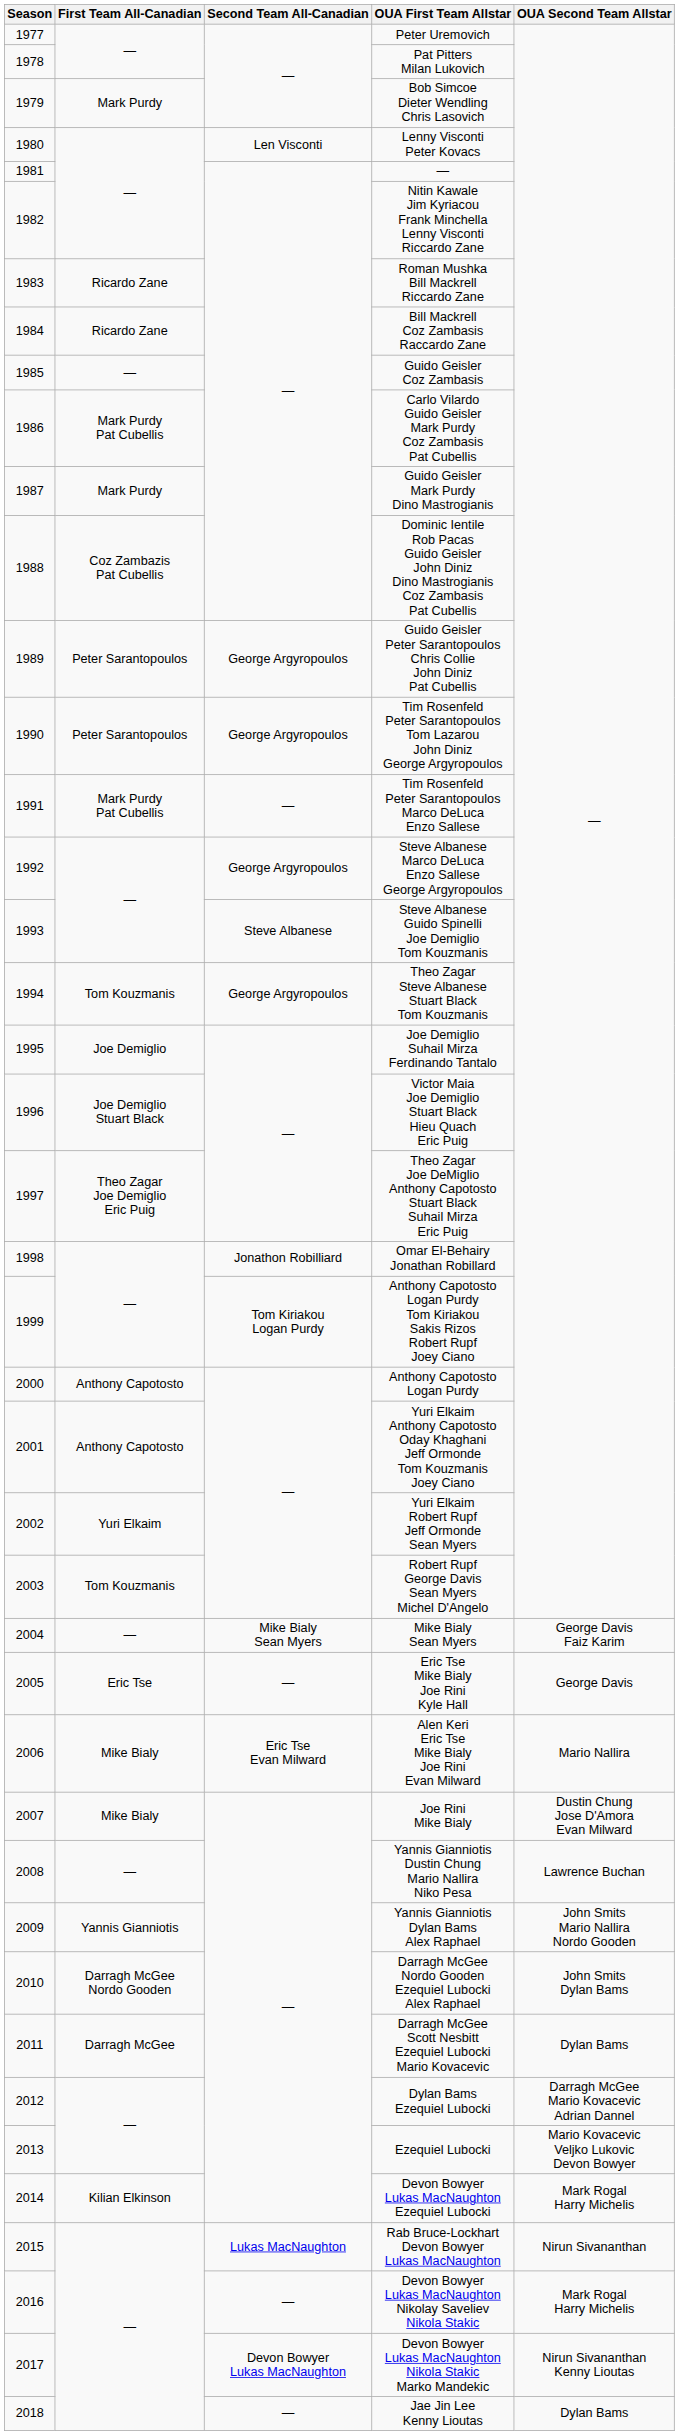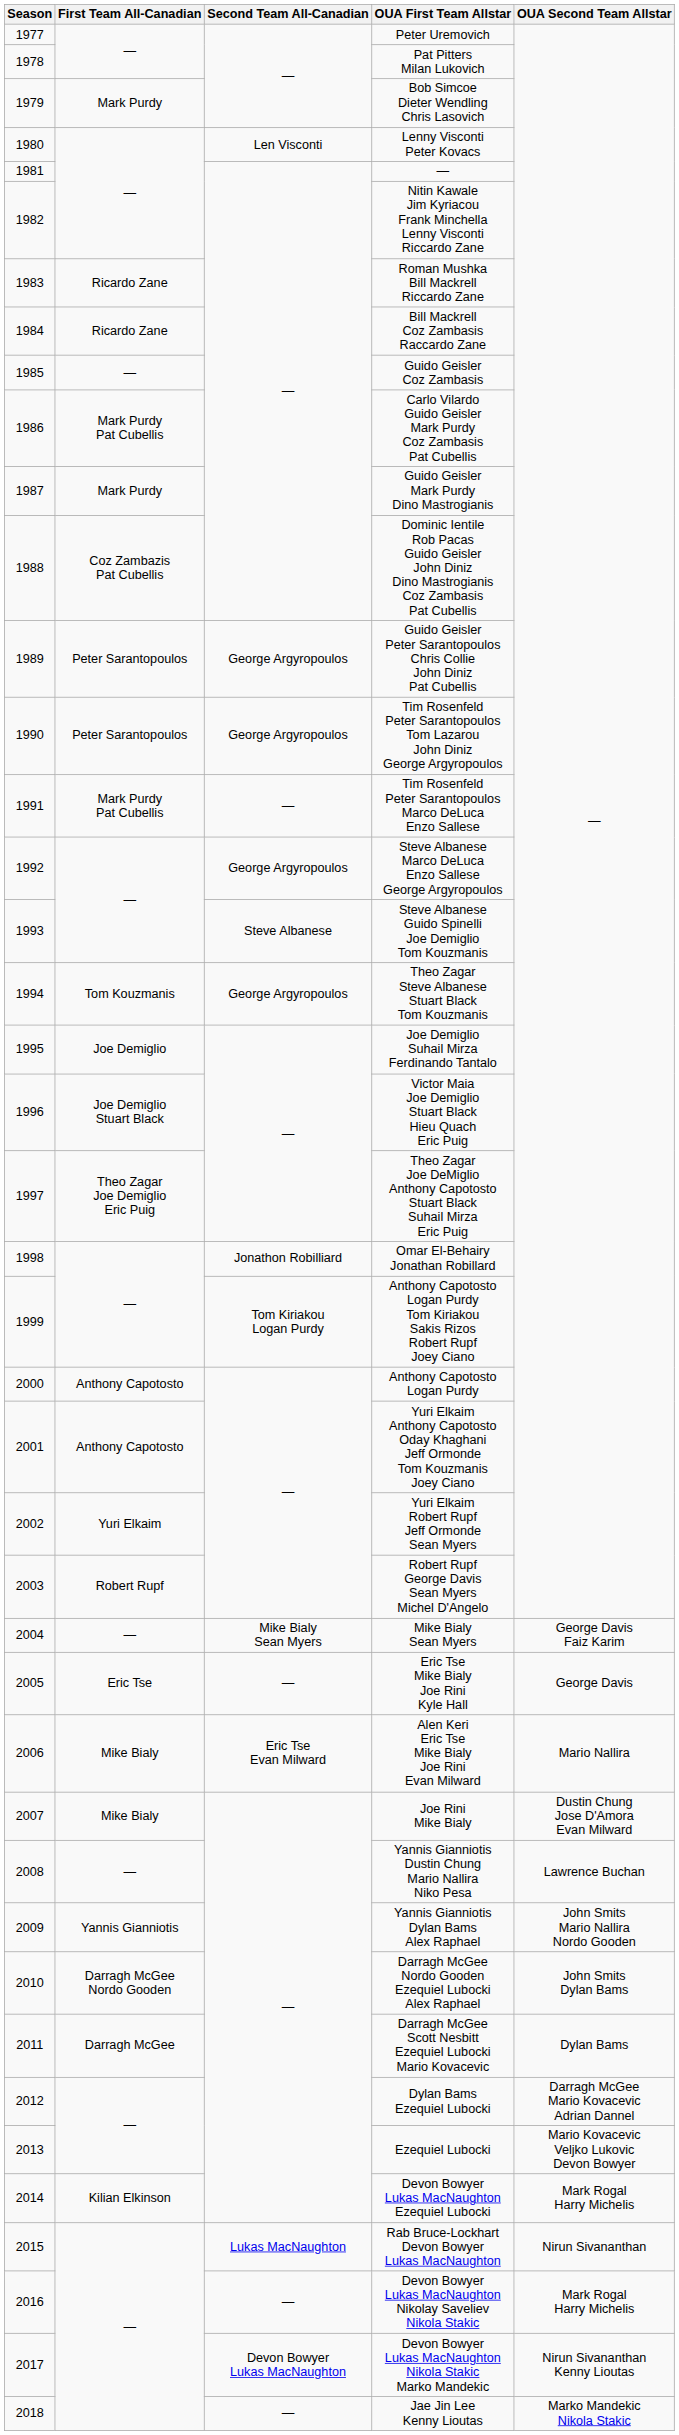(130, 1586) Tom Kouzmanis -> (130, 1586) Robert Rupf
(594, 2413) Dylan Bams -> (594, 2413) Marko Mandekic Nikola Stakic
